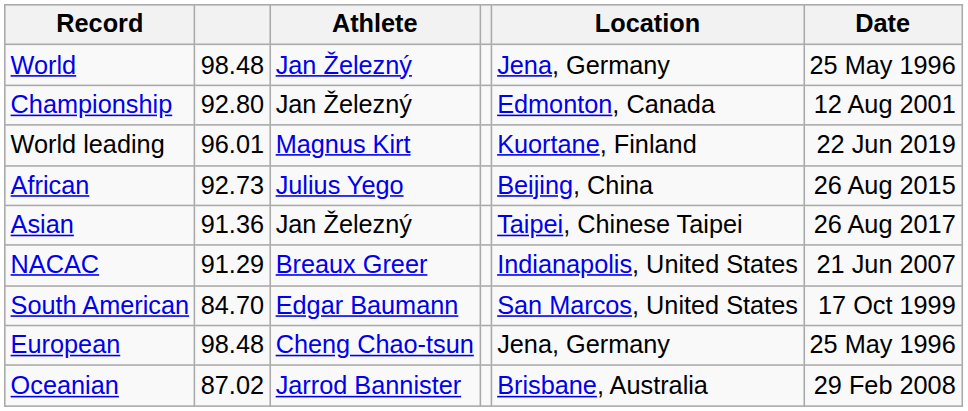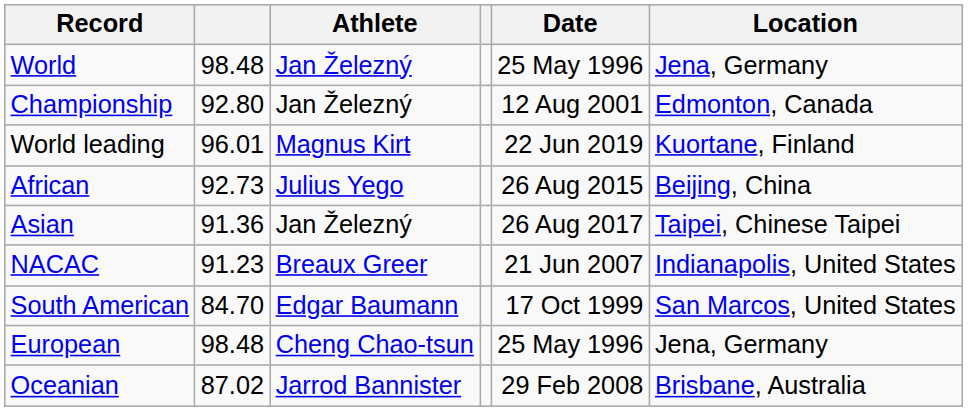columns swapped: (883, 24) <-> (648, 24)
(232, 265) 91.29 -> (232, 265) 91.23
